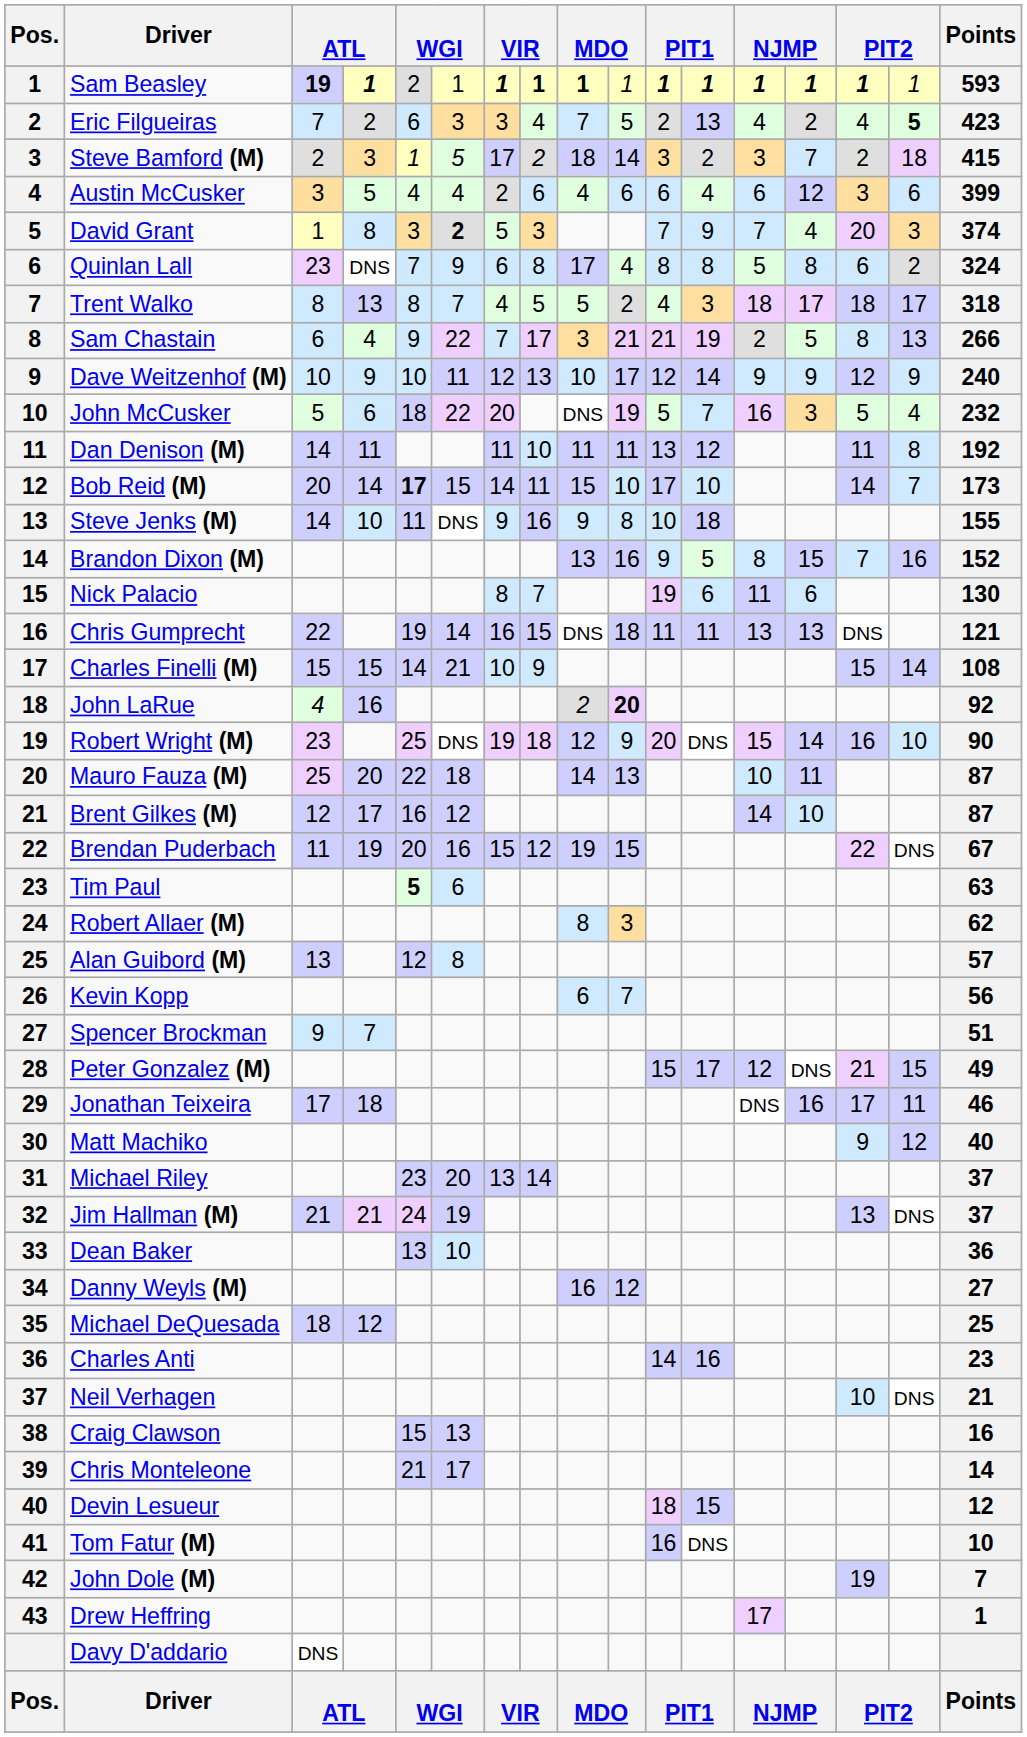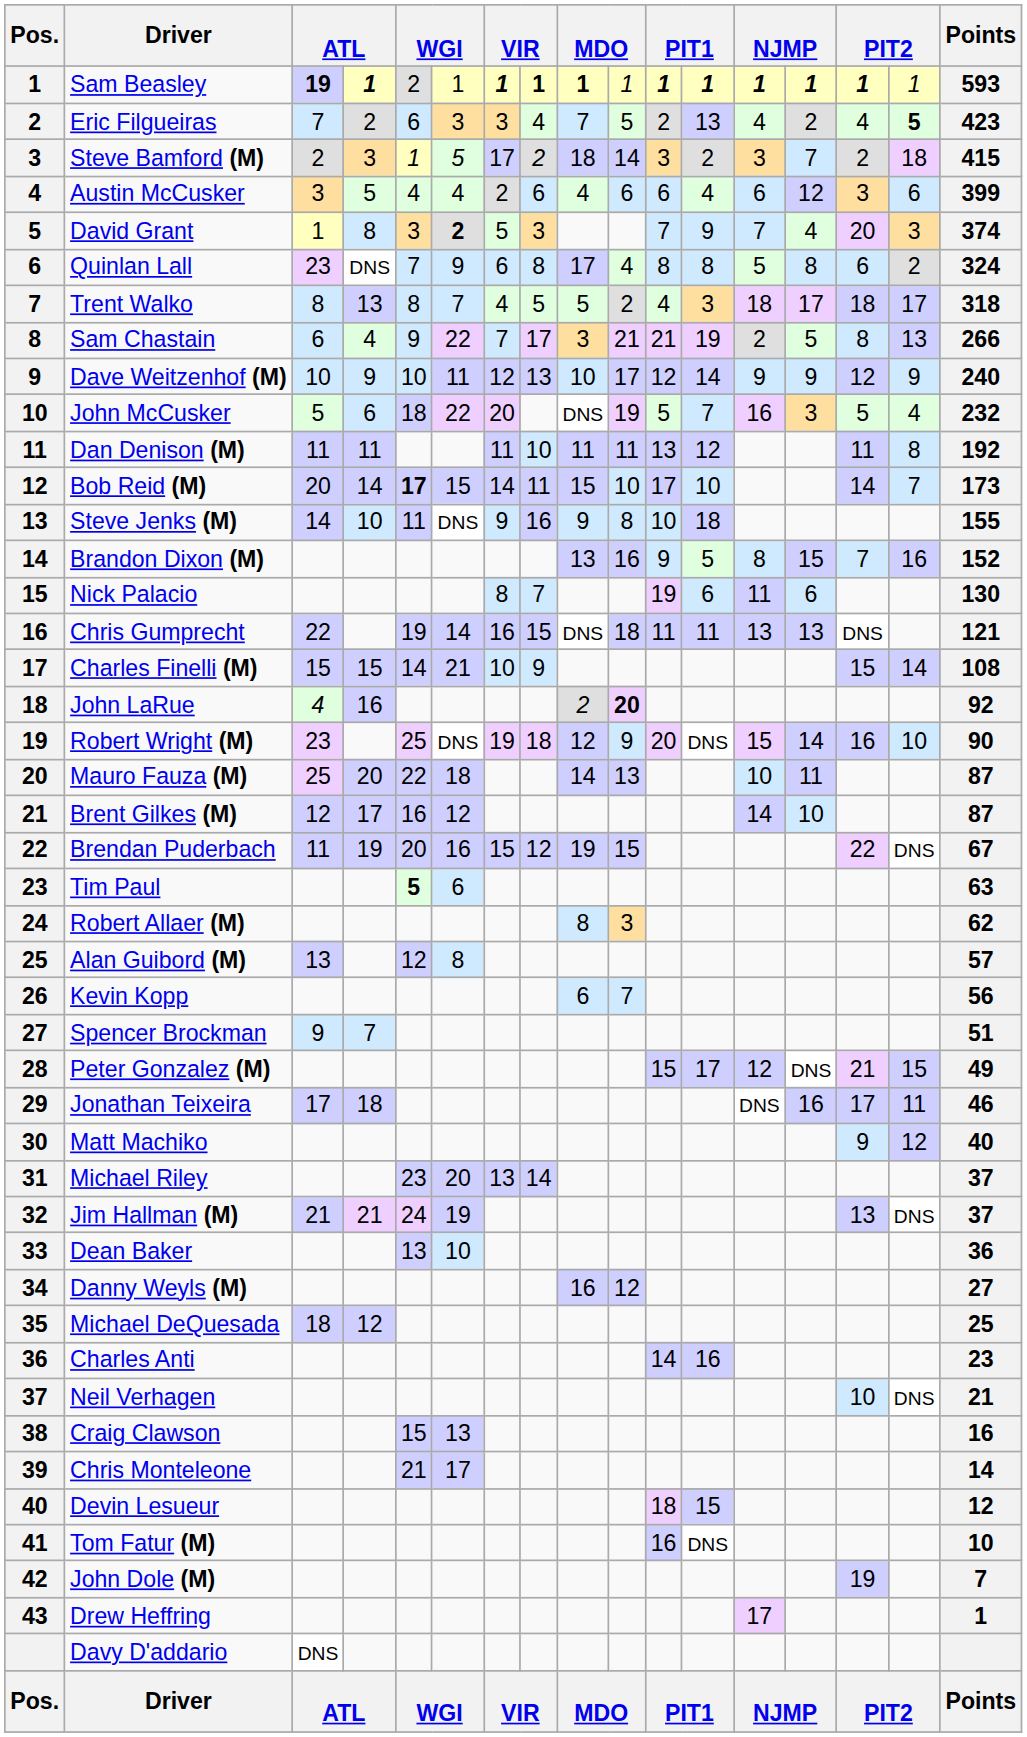(318, 449) 14 -> (318, 449) 11
